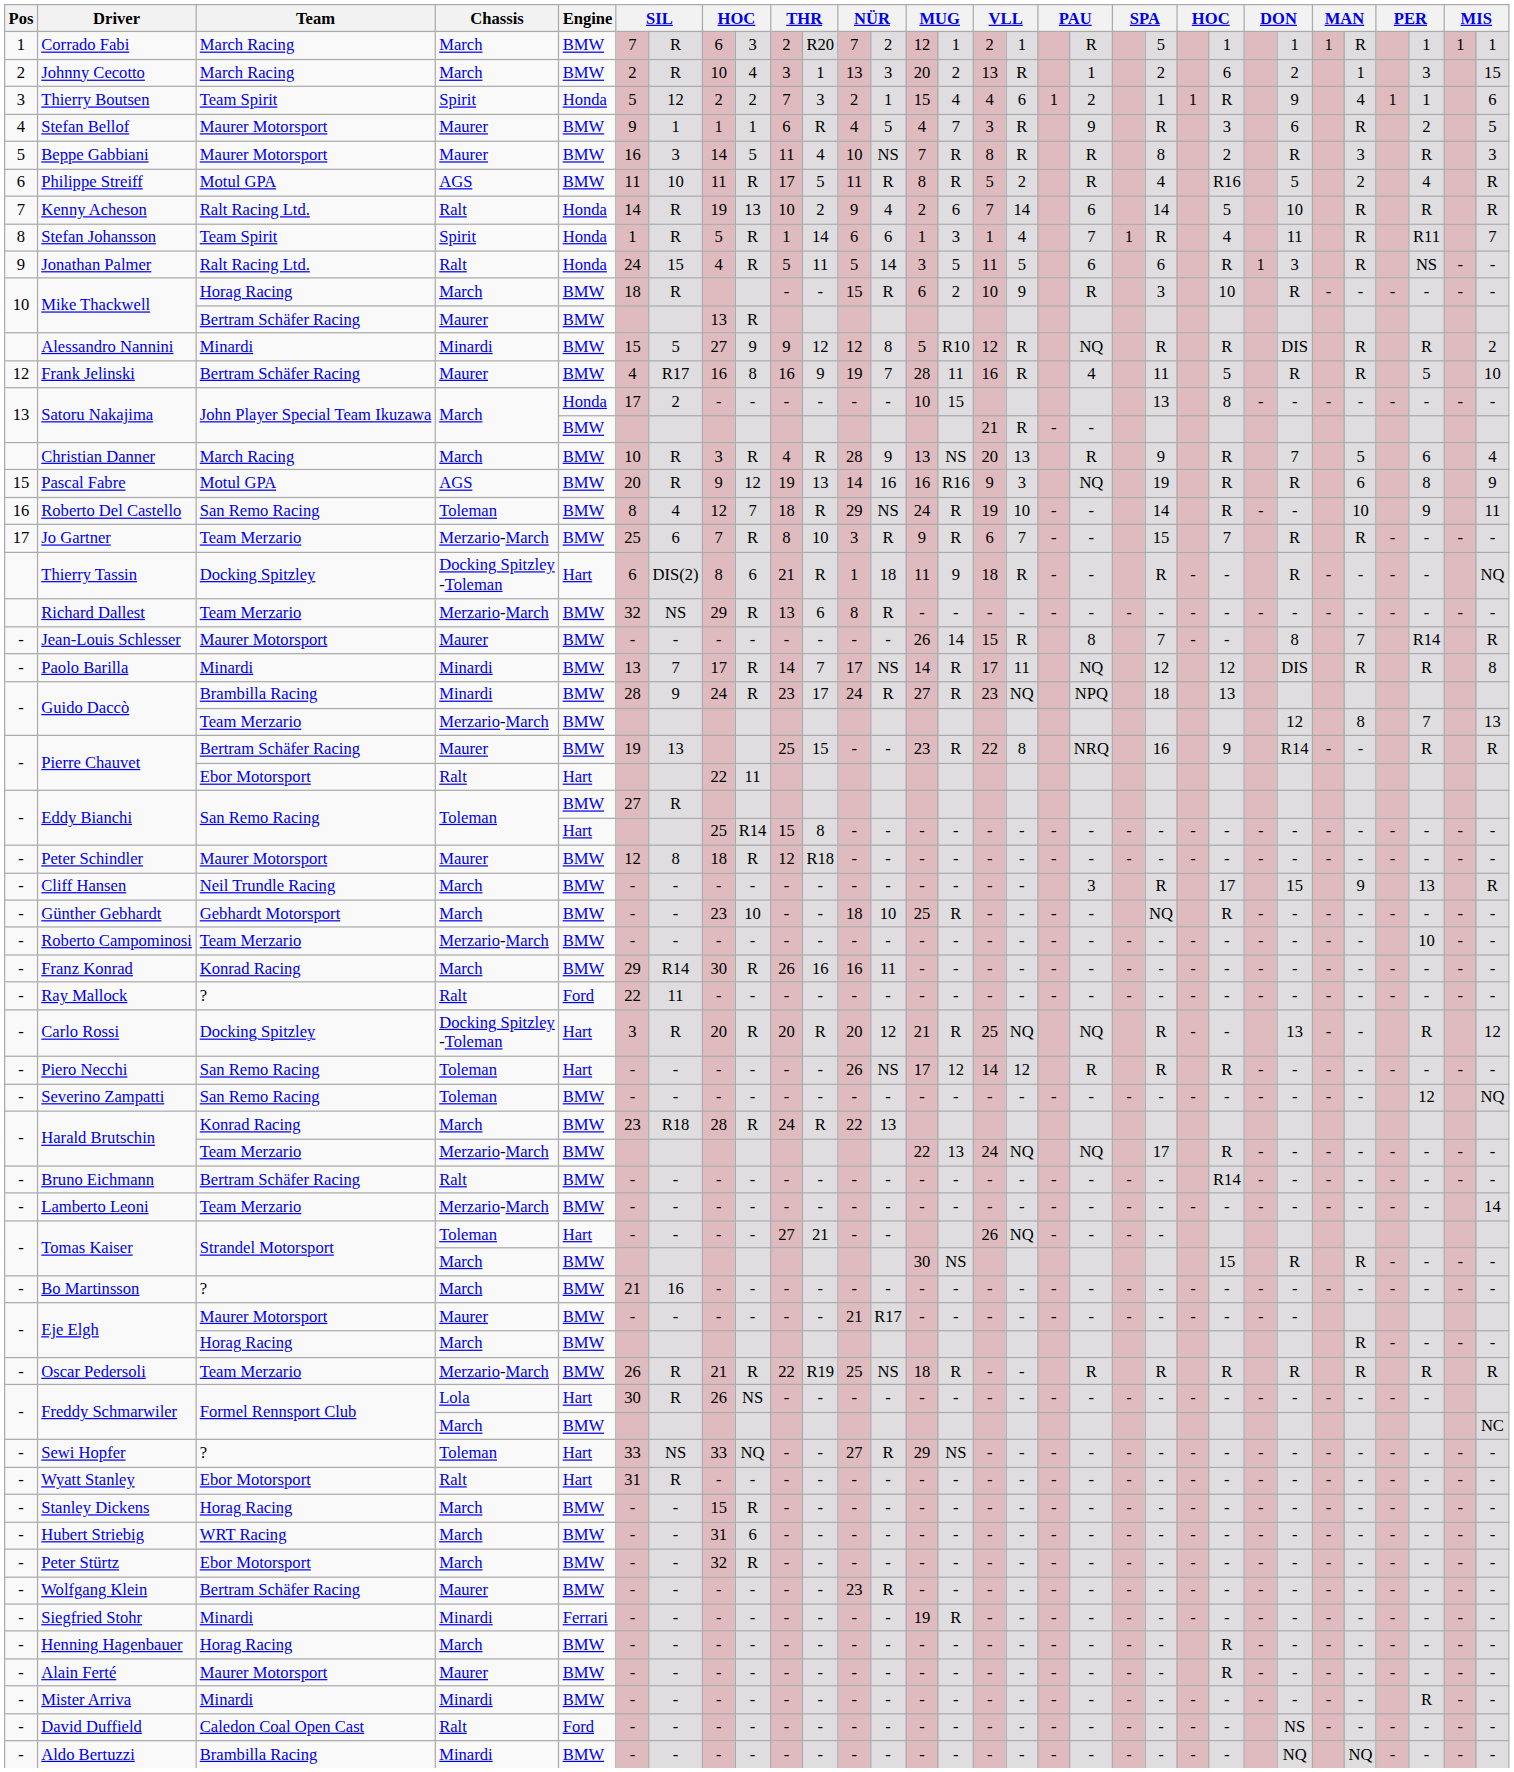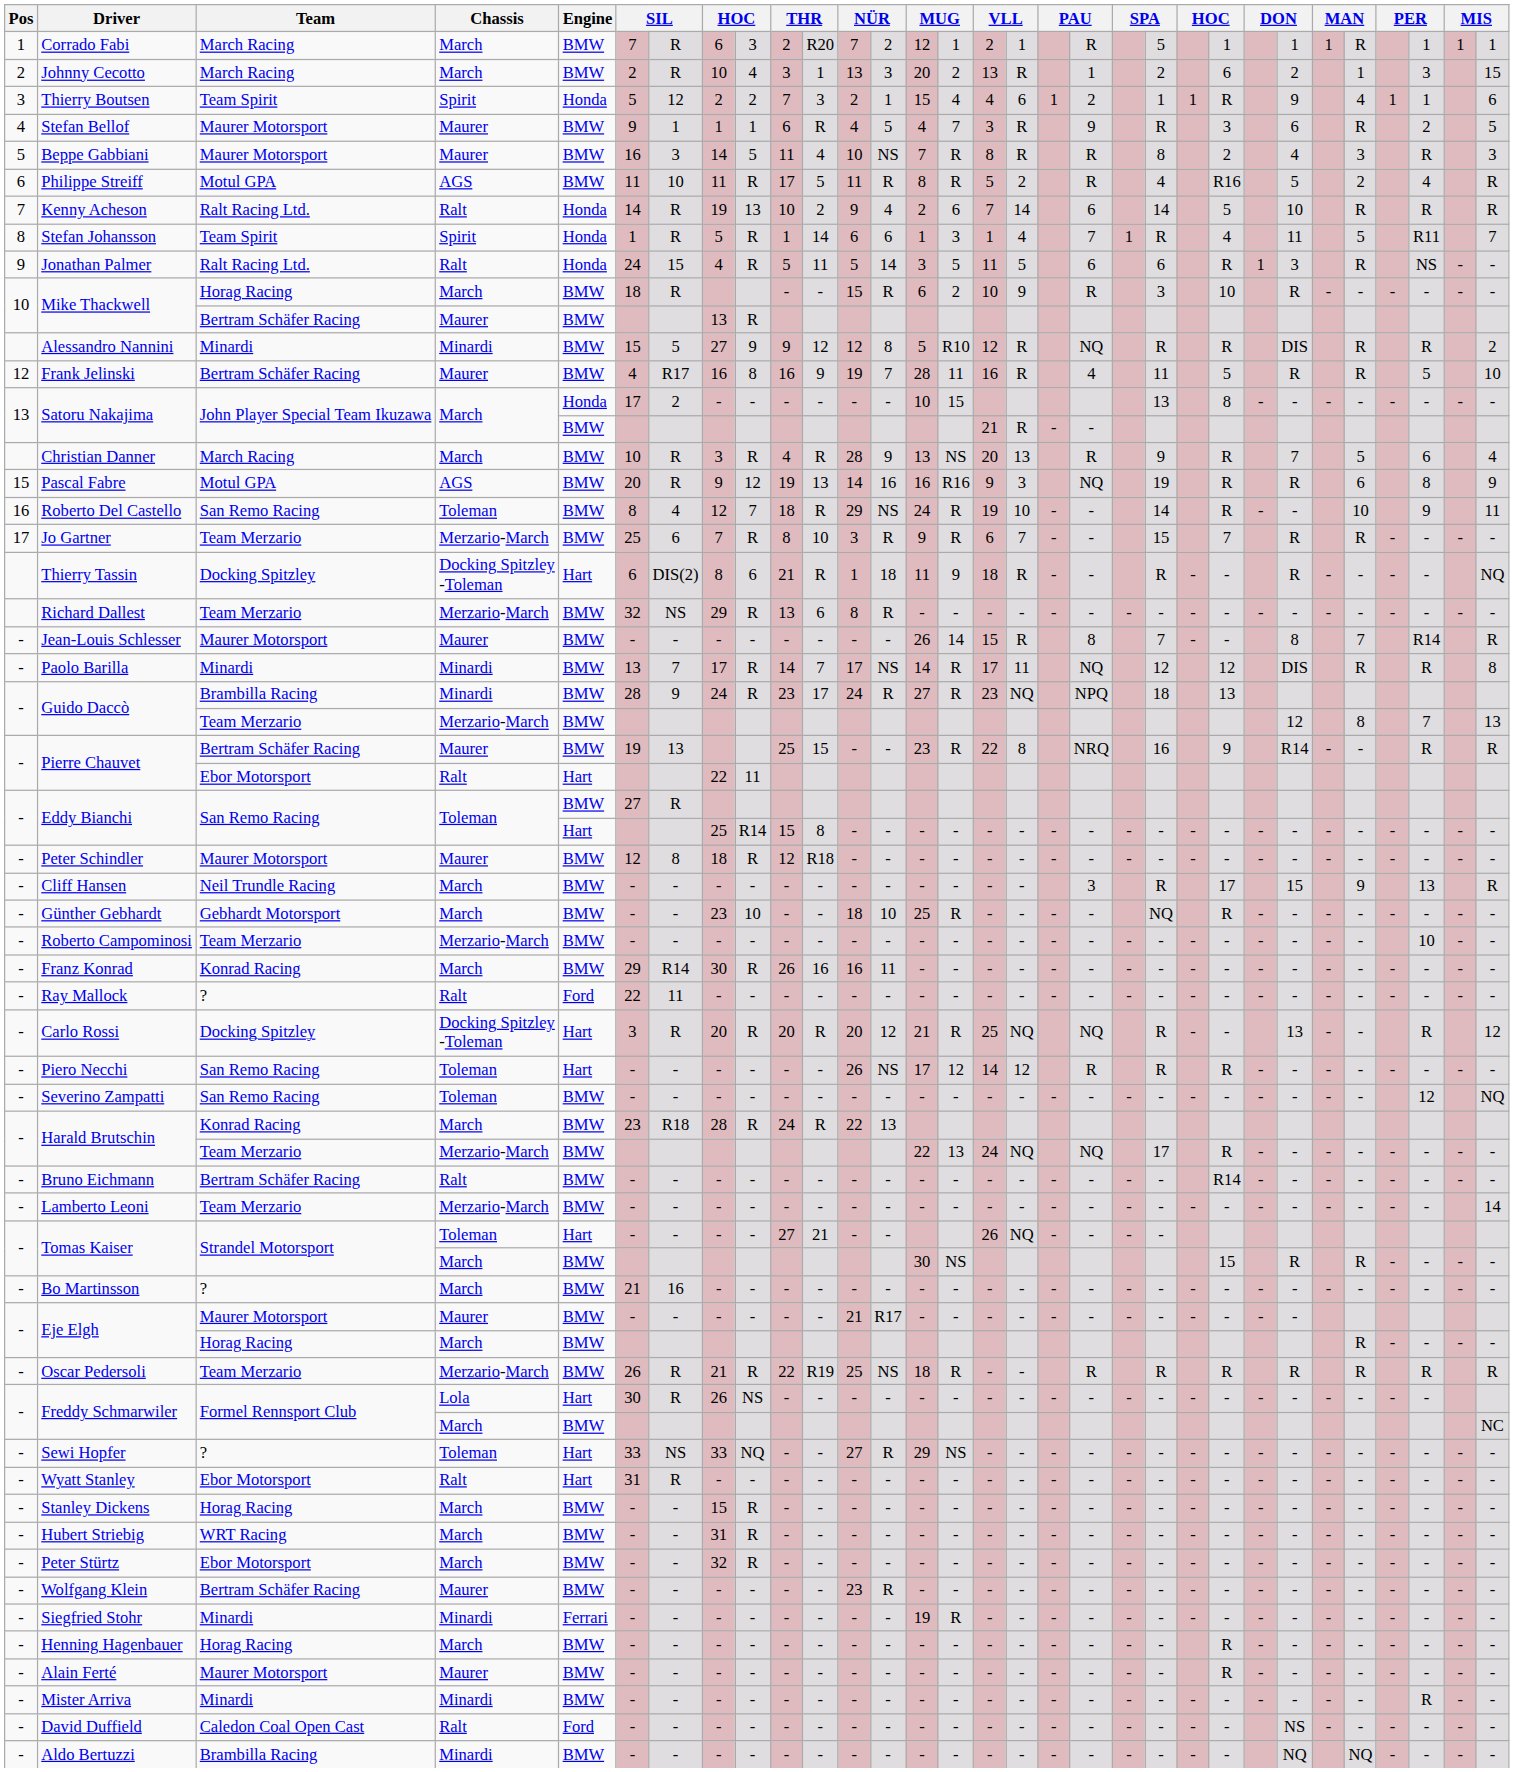(1295, 154) R -> (1295, 154) 4
(1361, 236) R -> (1361, 236) 5
(753, 1535) 6 -> (753, 1535) R
